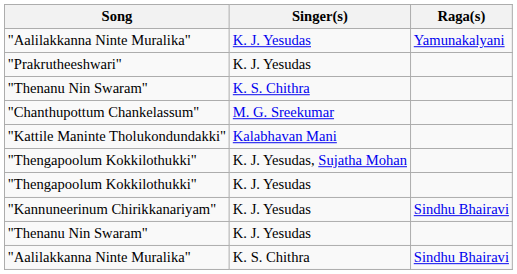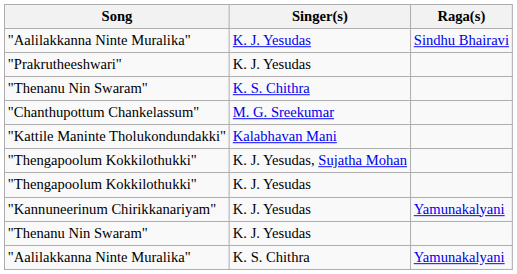(459, 40) Yamunakalyani -> (461, 40) Sindhu Bhairavi
(461, 209) Sindhu Bhairavi -> (459, 209) Yamunakalyani
(461, 257) Sindhu Bhairavi -> (459, 257) Yamunakalyani
